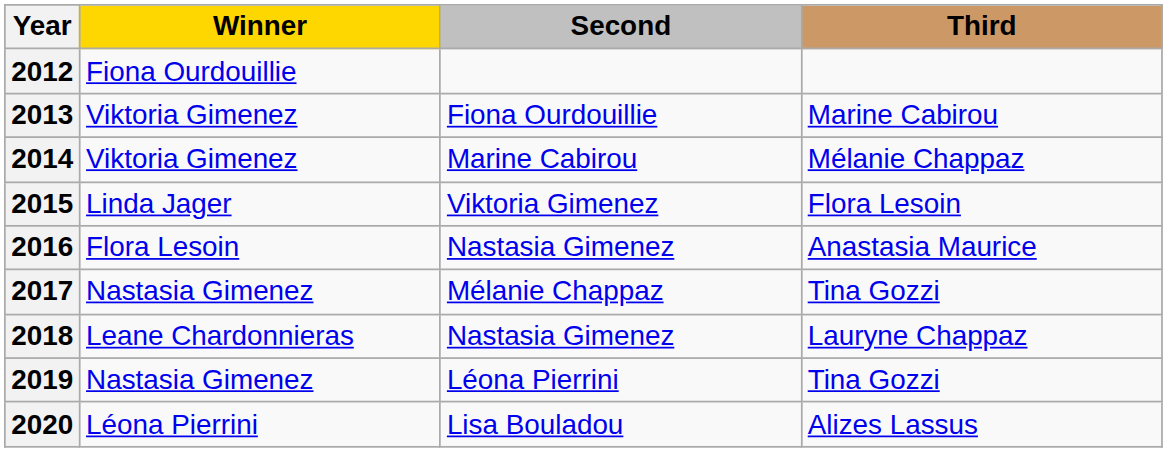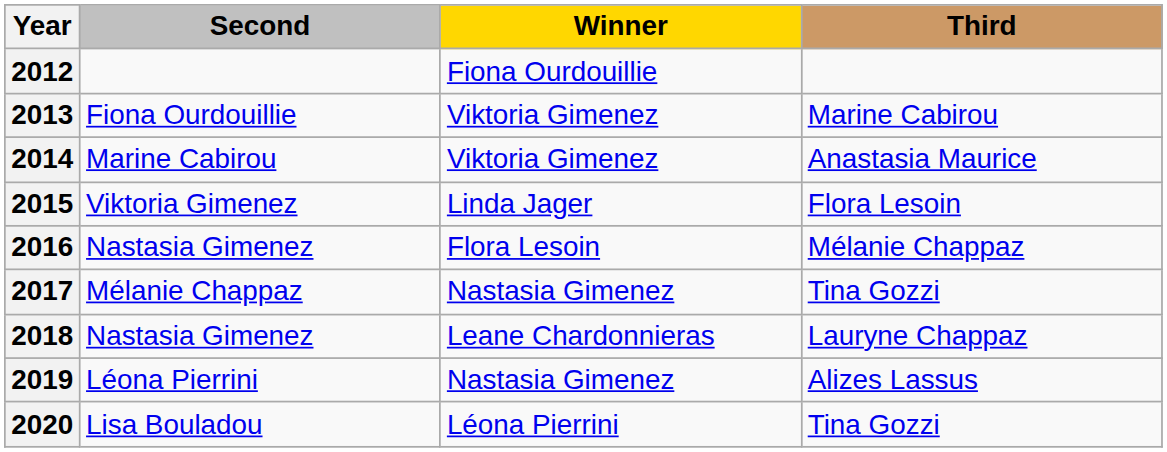columns swapped: (260, 26) <-> (621, 26)
(916, 159) Mélanie Chappaz -> (922, 159) Anastasia Maurice
(922, 247) Anastasia Maurice -> (916, 247) Mélanie Chappaz
(874, 379) Tina Gozzi -> (893, 379) Alizes Lassus
(893, 423) Alizes Lassus -> (874, 423) Tina Gozzi
